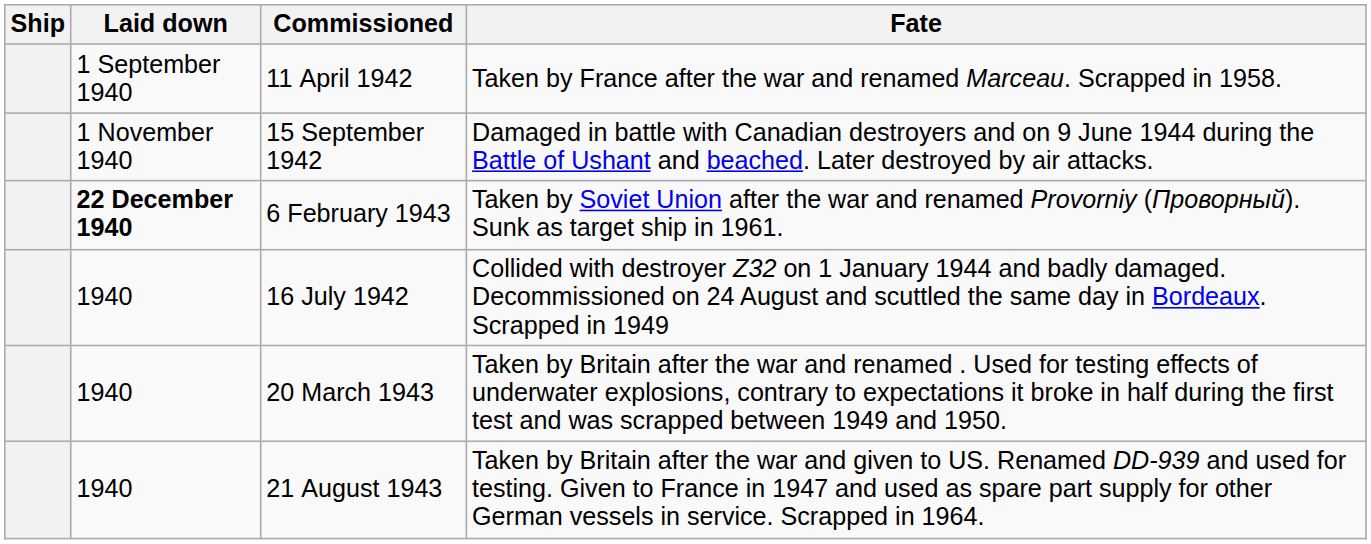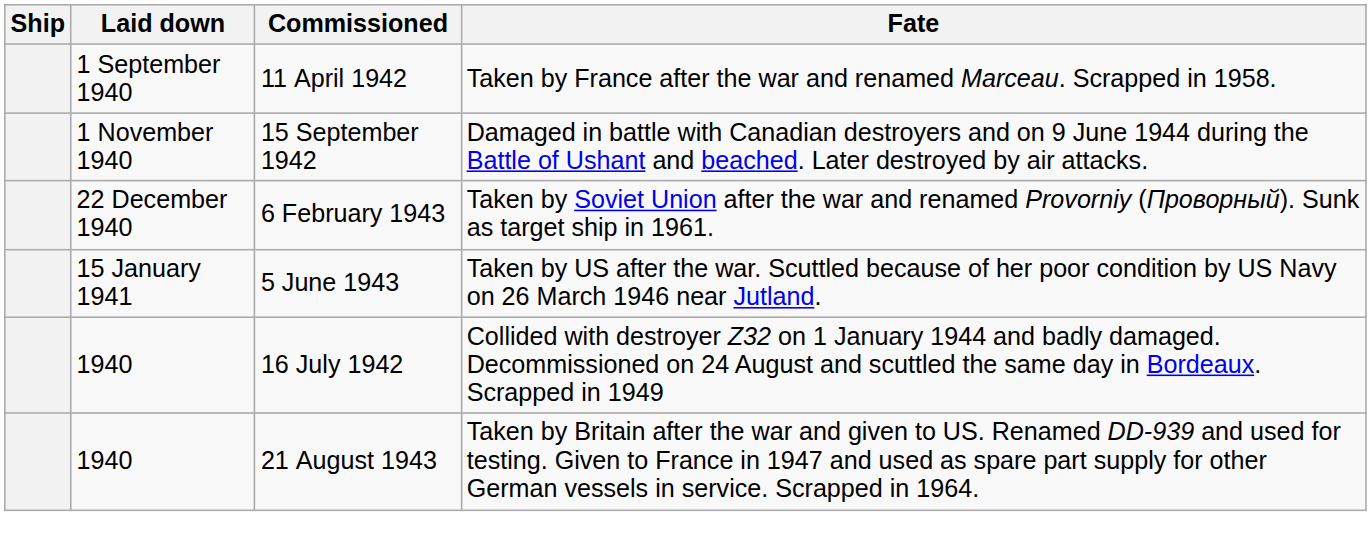(155, 214) bold -> (152, 214) normal
+ row: (330, 282)
- row: (350, 393)
